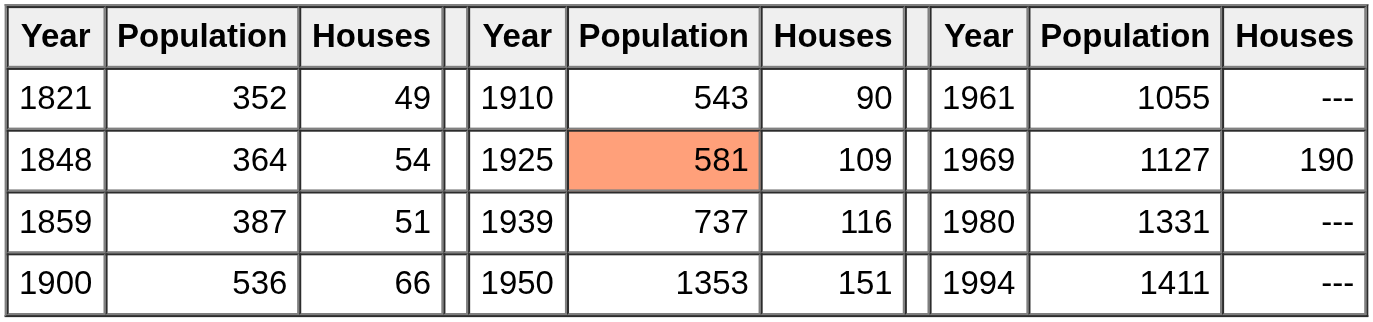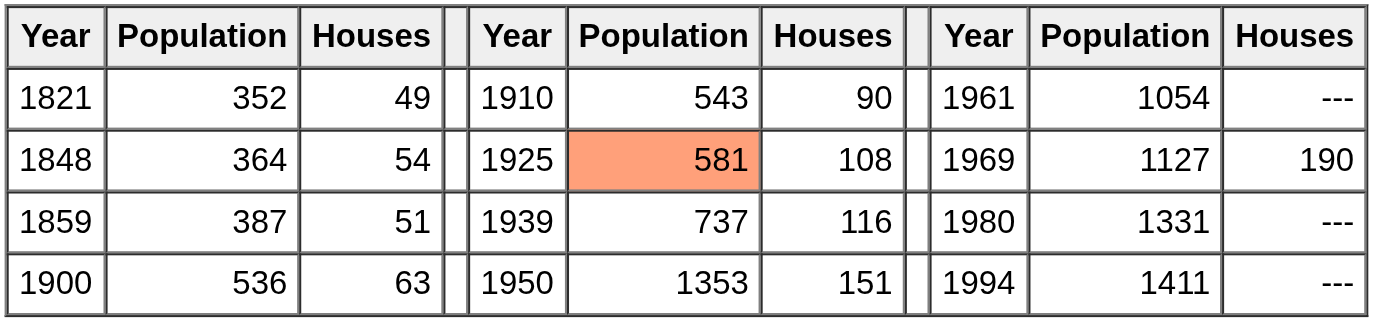(1174, 98) 1055 -> (1174, 98) 1054
(865, 160) 109 -> (865, 160) 108
(413, 283) 66 -> (413, 283) 63
